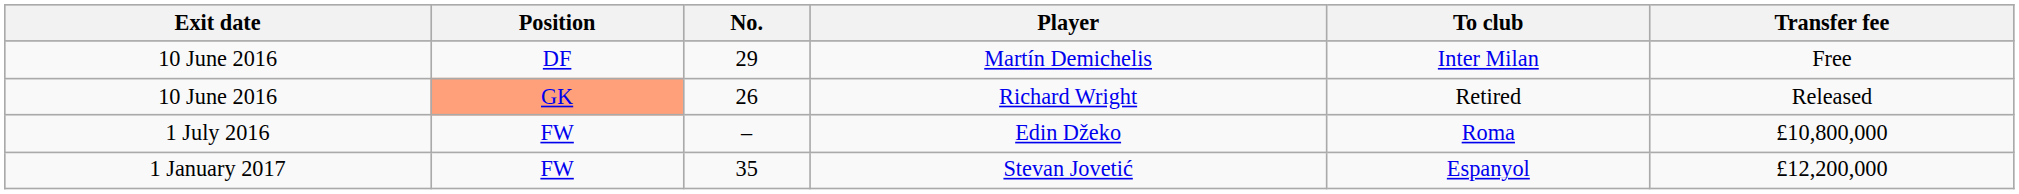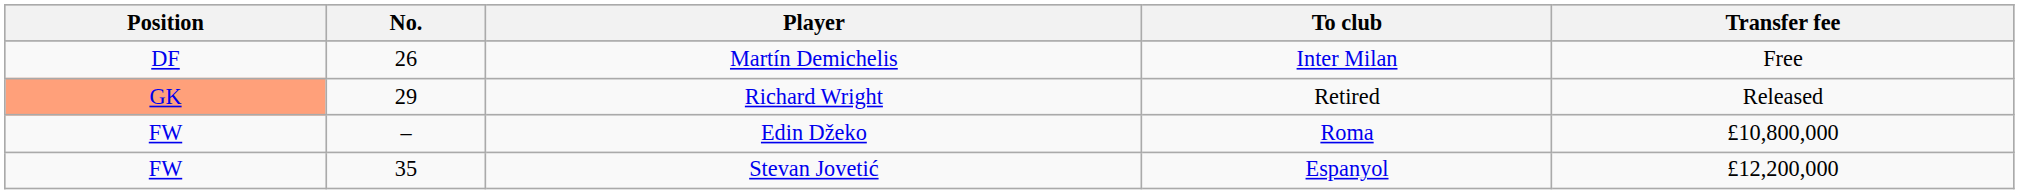- column: (218, 22)
(747, 59) 29 -> (406, 59) 26
(747, 96) 26 -> (406, 96) 29
